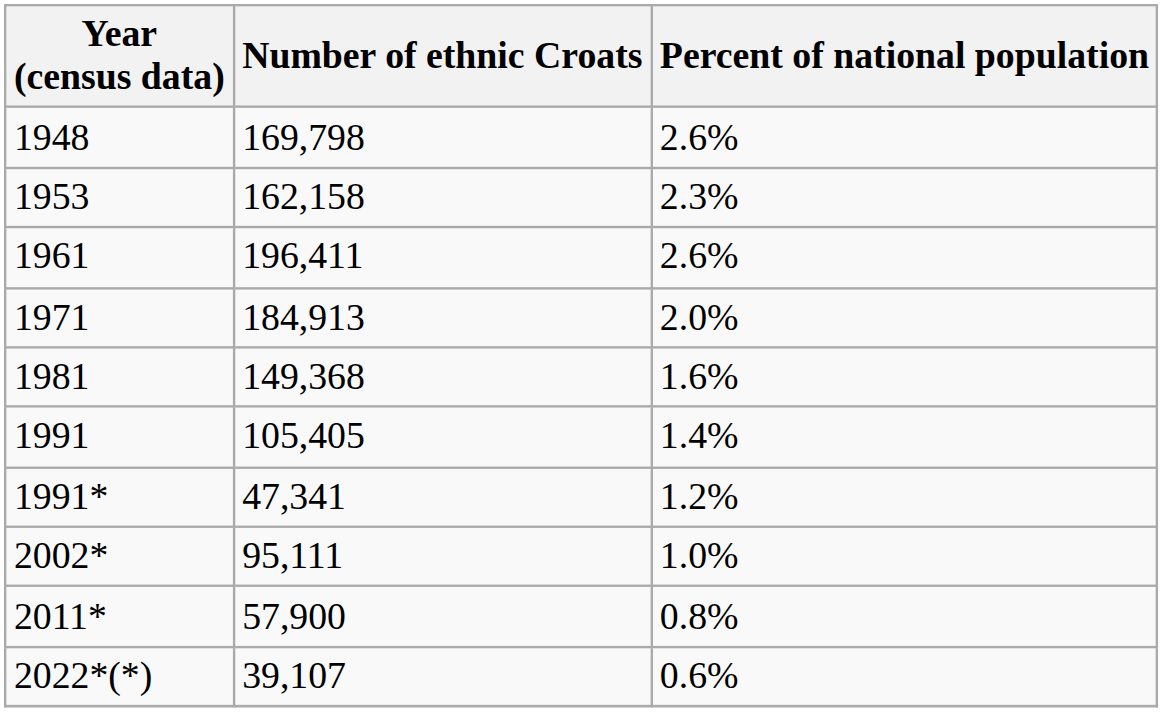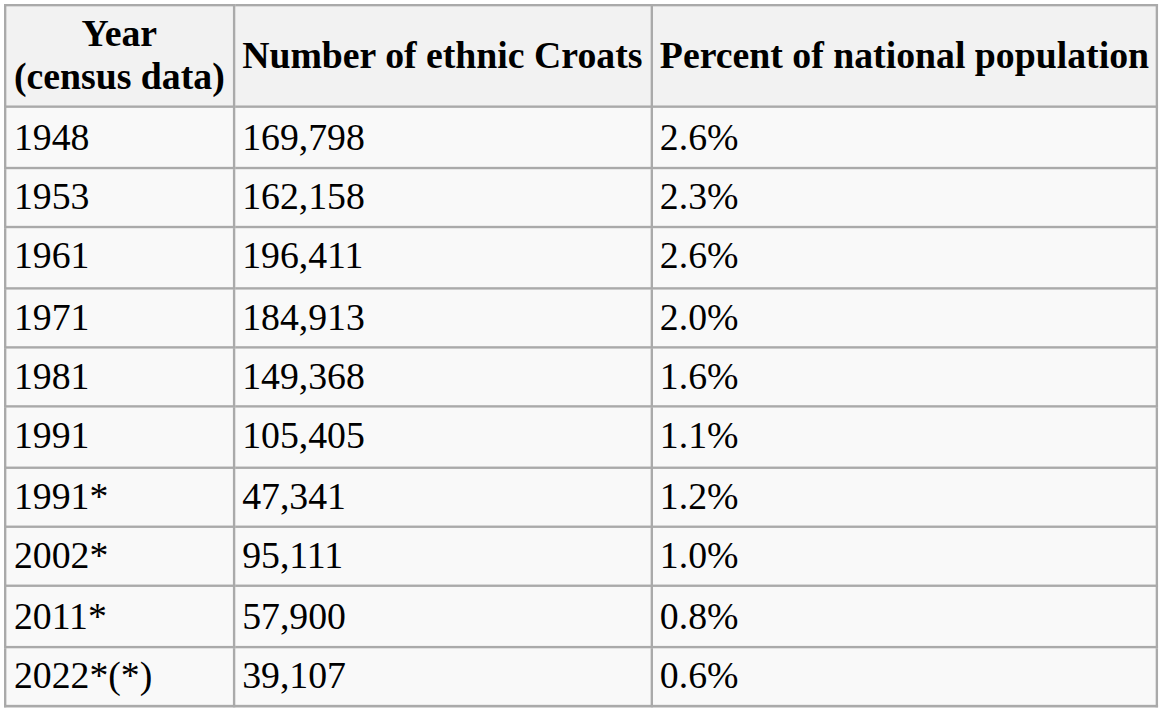(699, 436) 1.4% -> (699, 436) 1.1%
